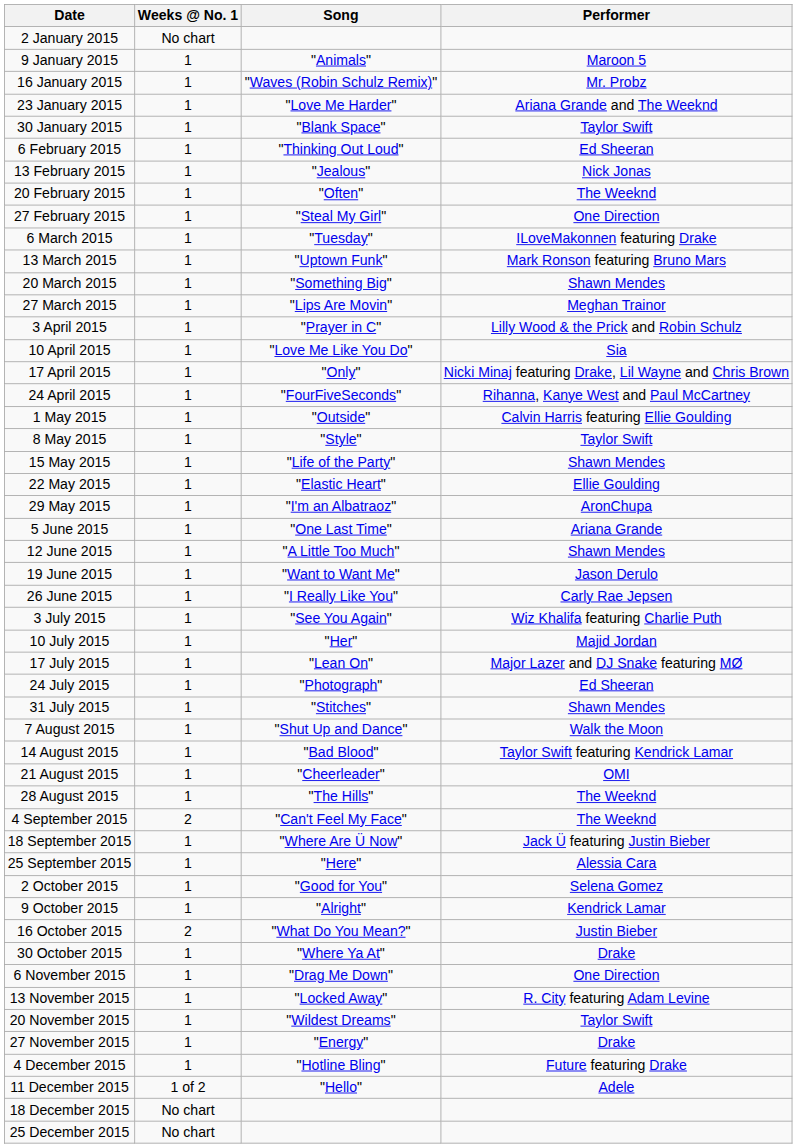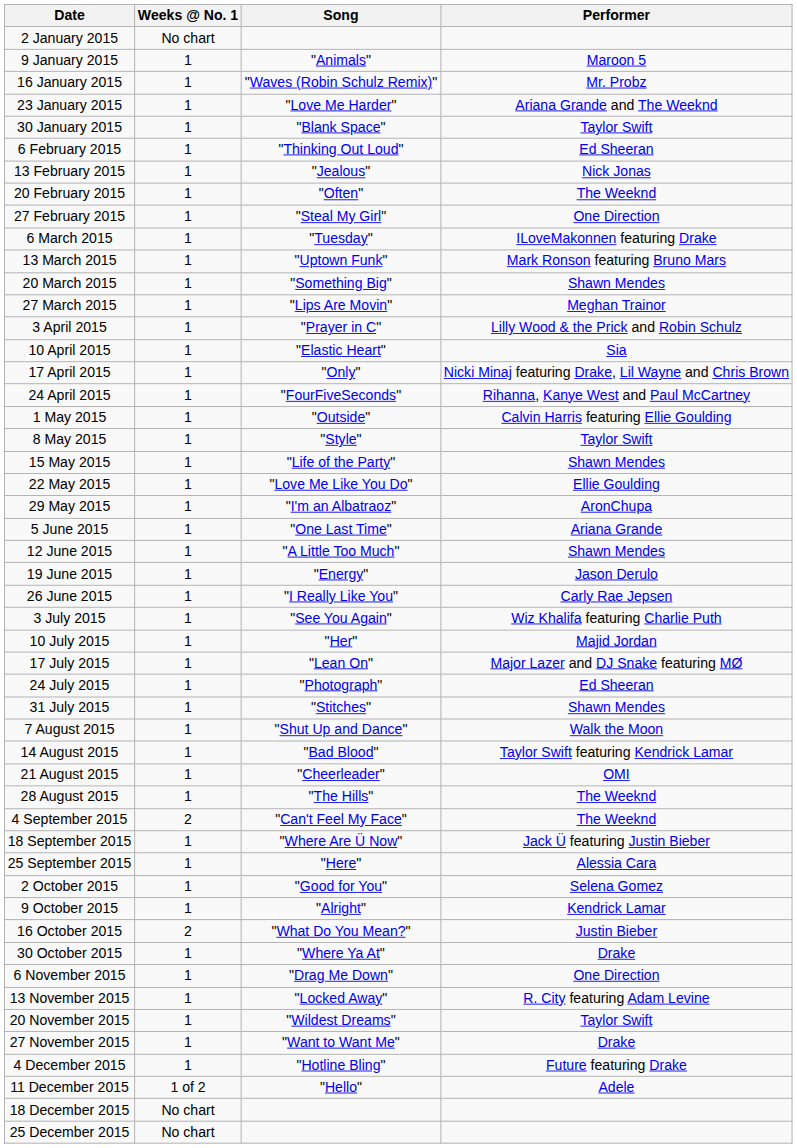(341, 350) "Love Me Like You Do" -> (341, 350) "Elastic Heart"
(341, 484) "Elastic Heart" -> (341, 484) "Love Me Like You Do"
(341, 573) "Want to Want Me" -> (341, 573) "Energy"
(341, 1042) "Energy" -> (341, 1042) "Want to Want Me"
